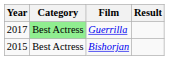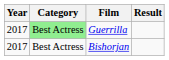(17, 47) 2015 -> (17, 47) 2017
